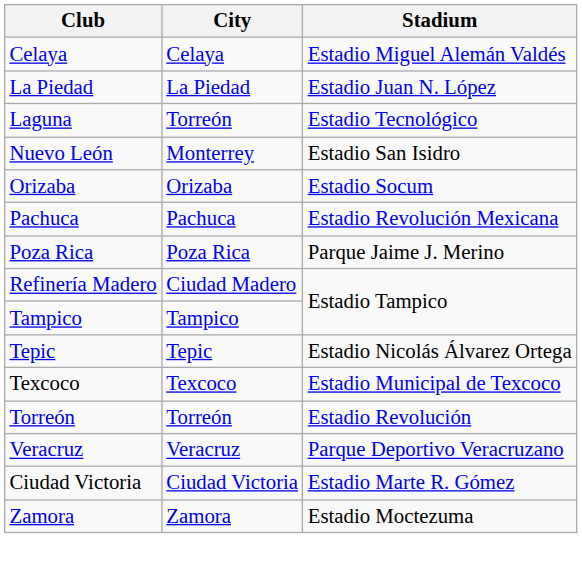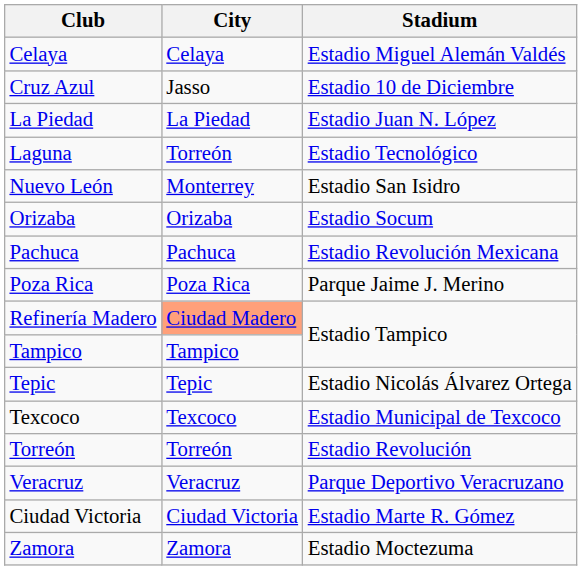+ row: (52, 86)
(231, 284) no background -> (231, 317) lightsalmon background
